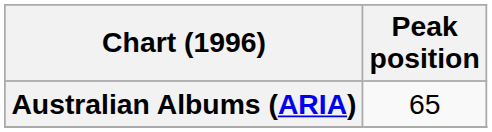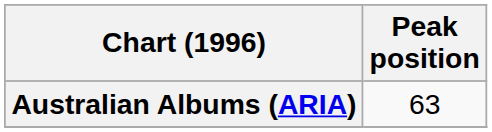(425, 103) 65 -> (425, 103) 63
